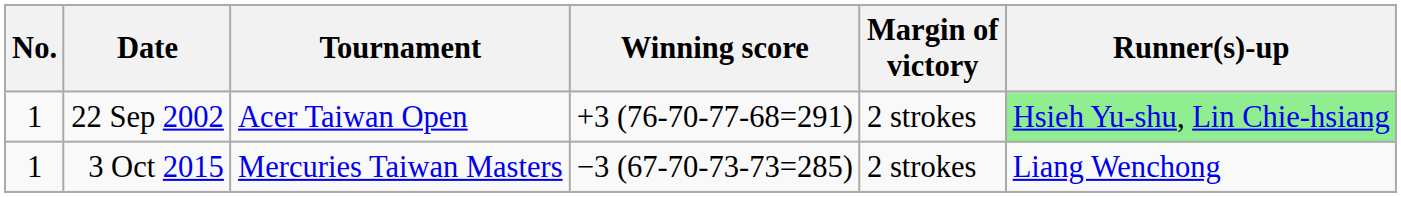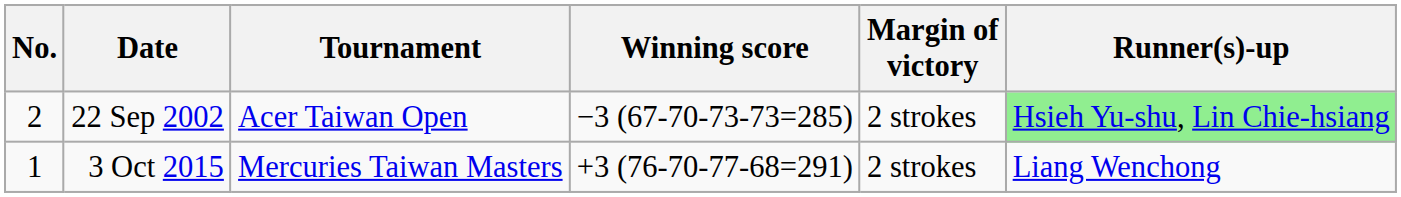(35, 116) 1 -> (35, 116) 2
(715, 116) +3 (76-70-77-68=291) -> (715, 116) −3 (67-70-73-73=285)
(715, 166) −3 (67-70-73-73=285) -> (715, 166) +3 (76-70-77-68=291)
